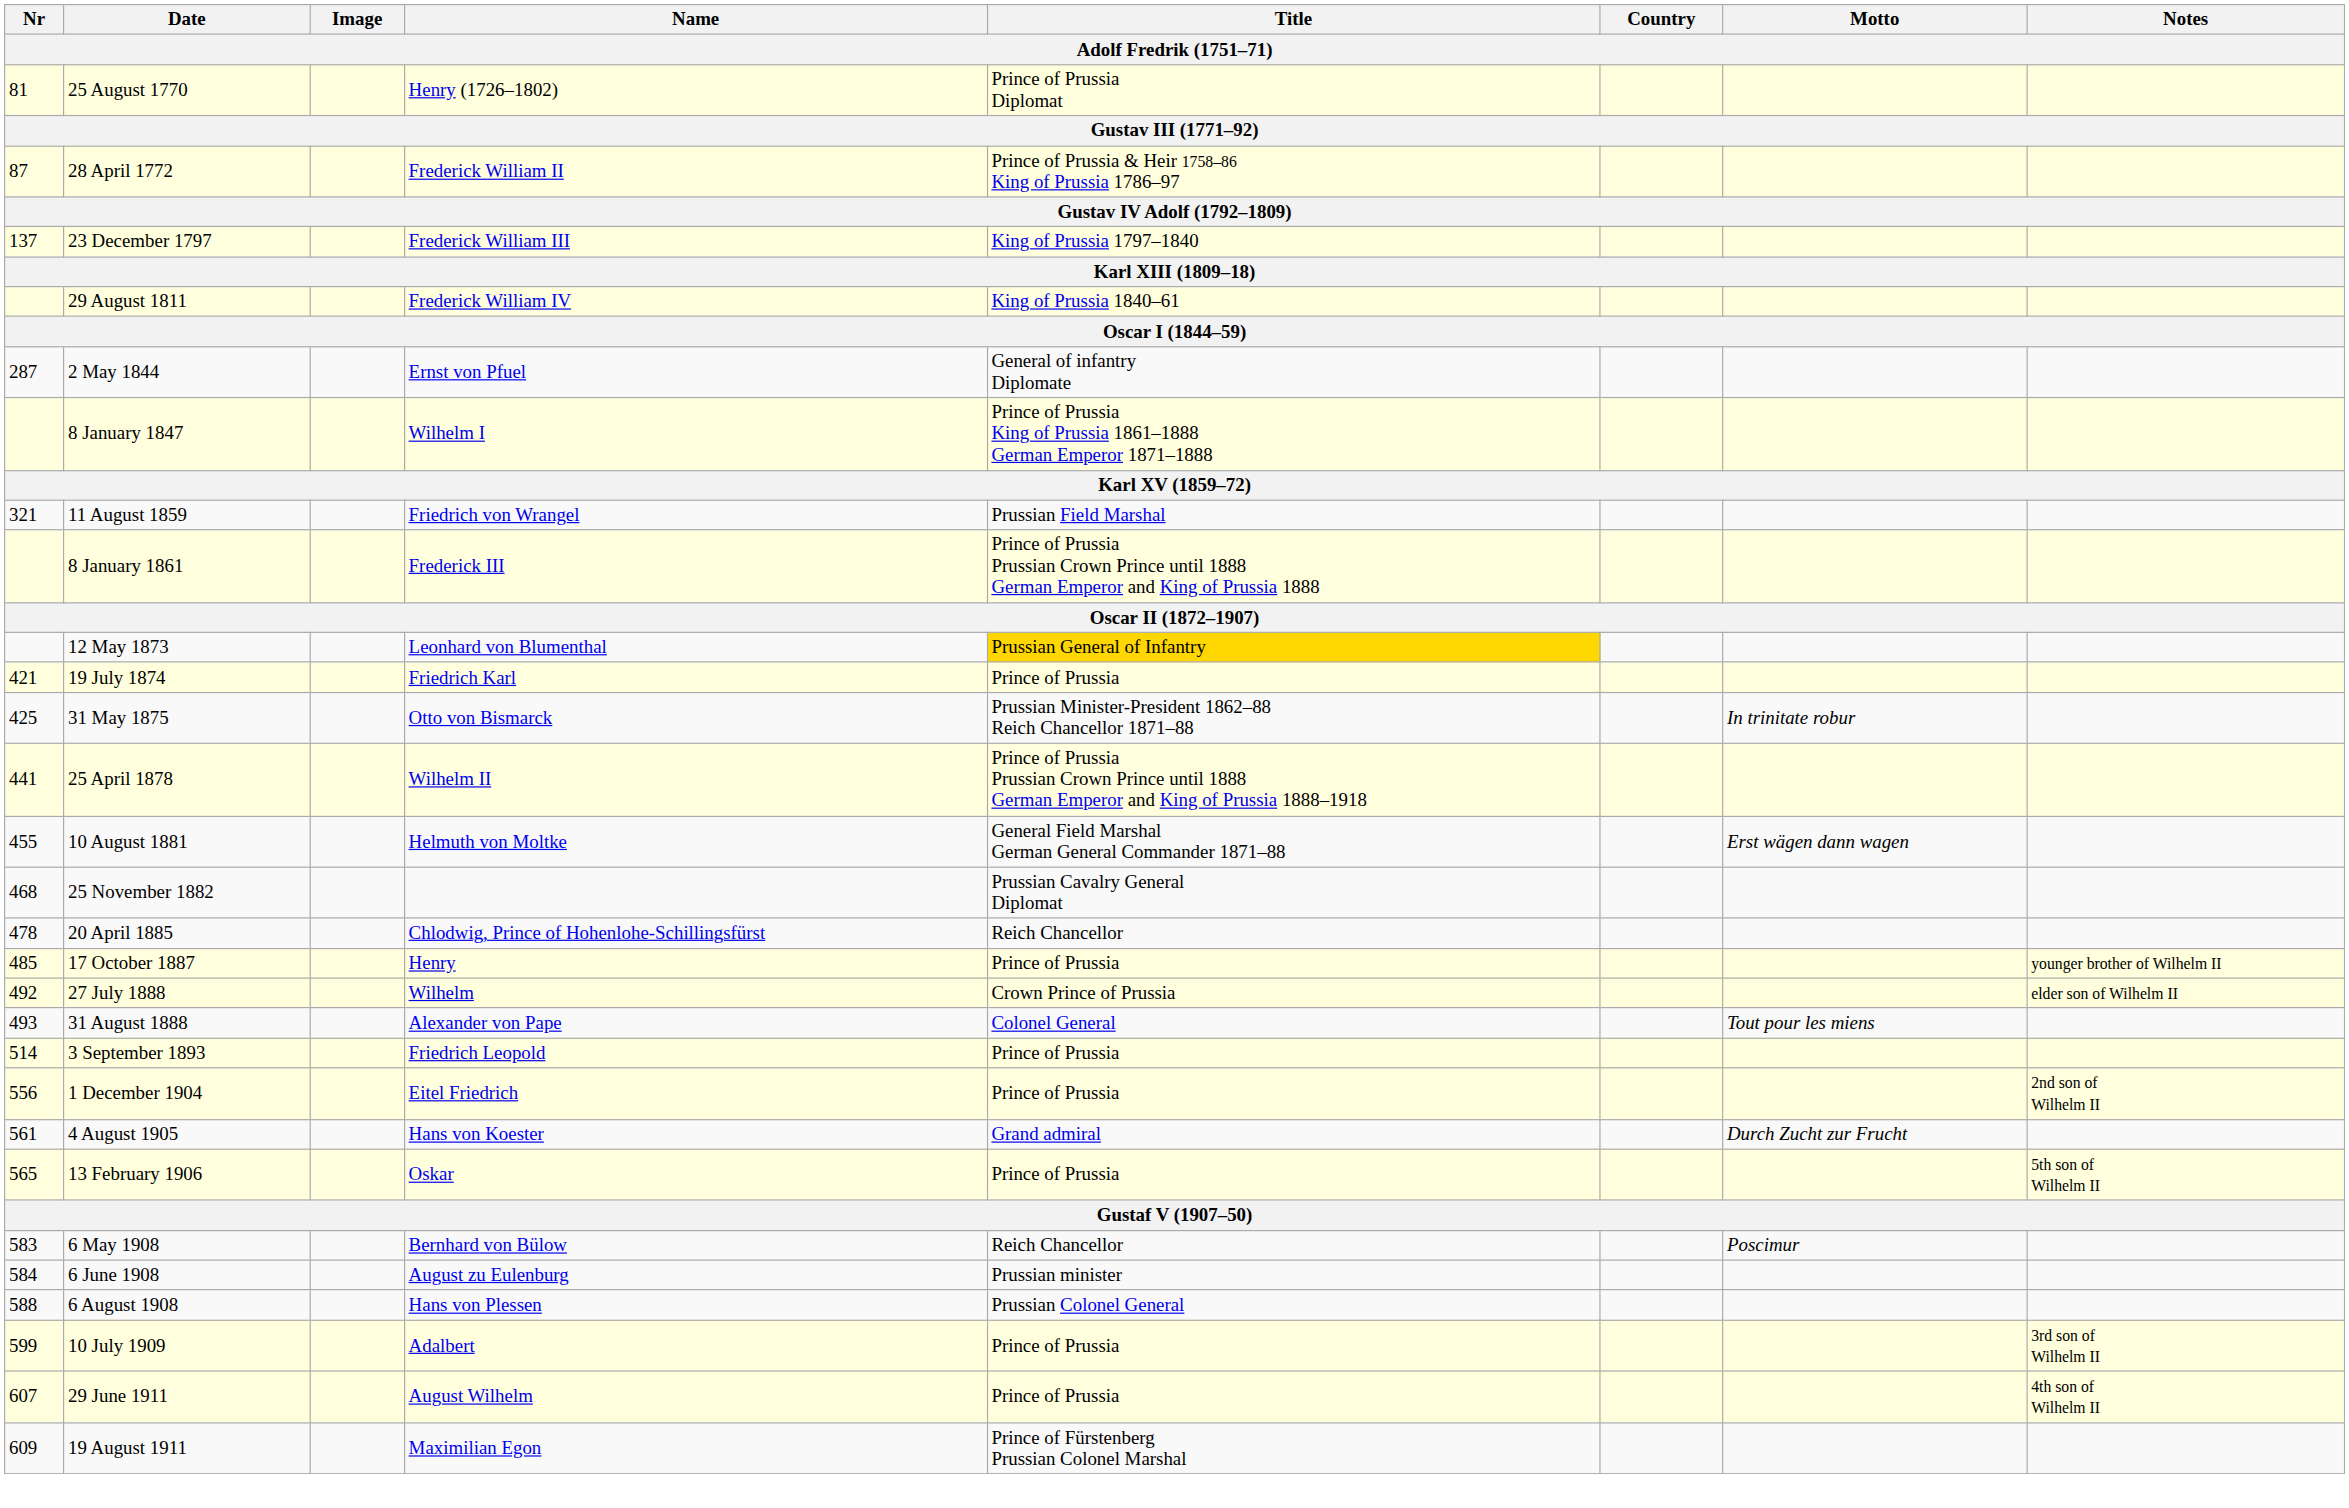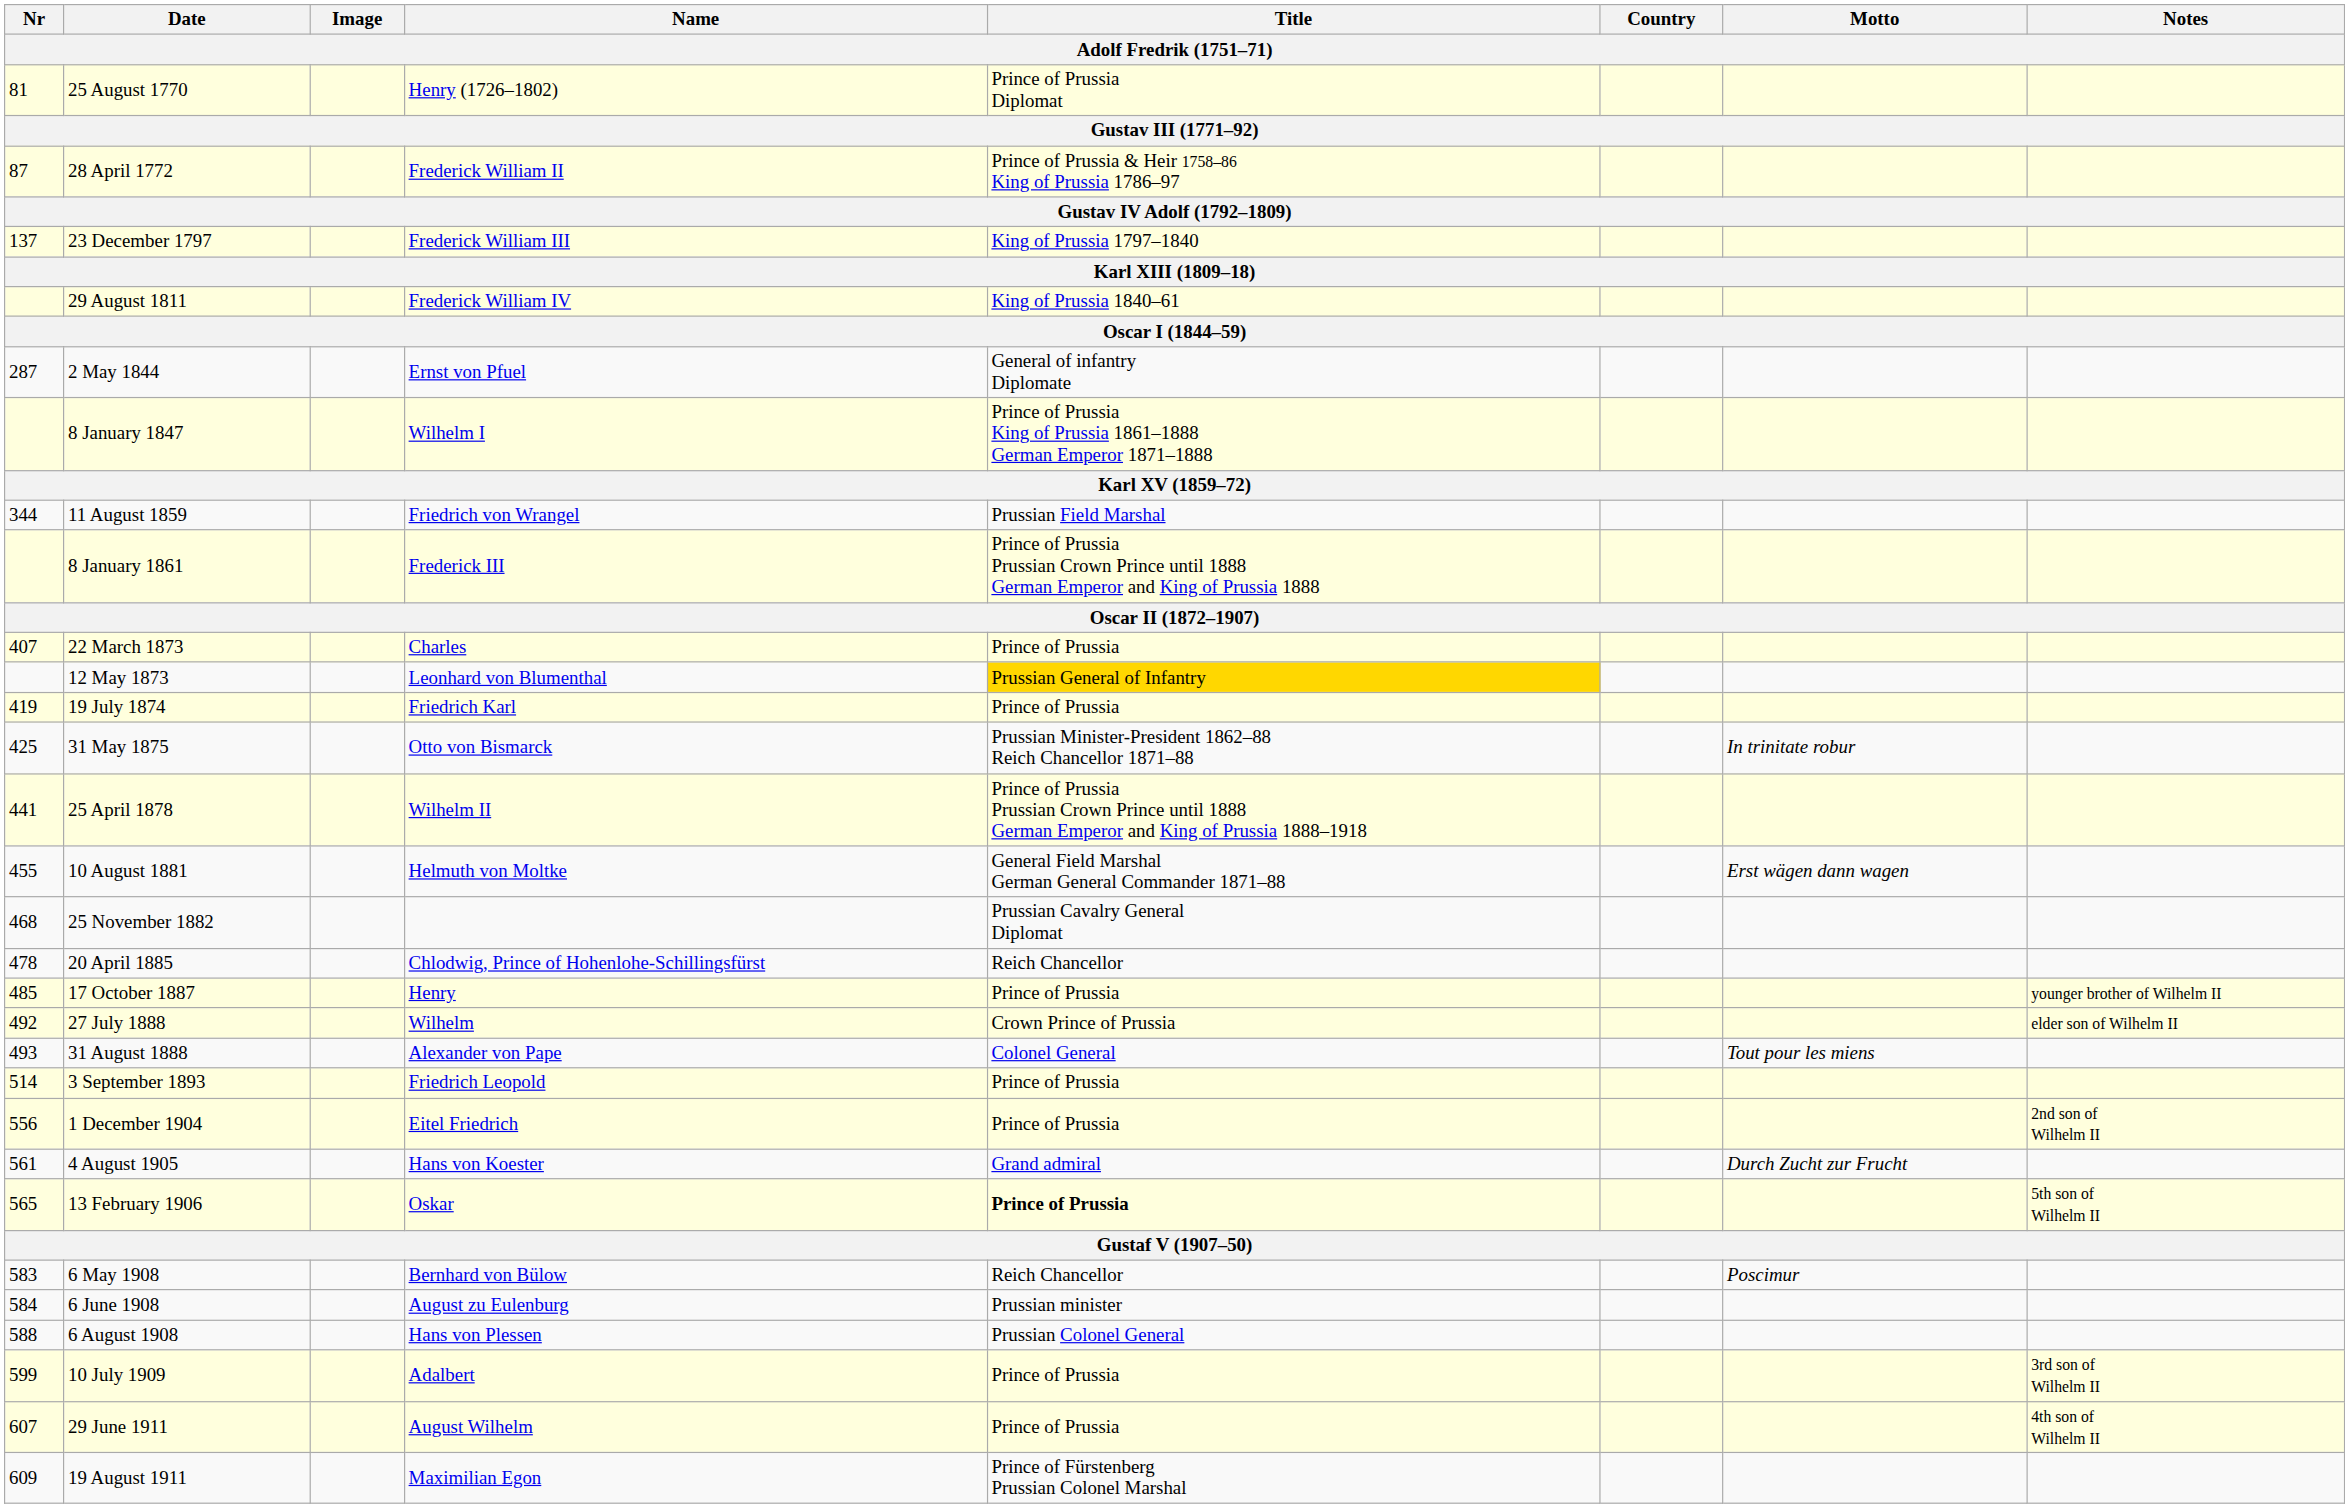(23, 514) 321 -> (23, 514) 344
+ row: (126, 647)
(23, 677) 421 -> (23, 707) 419
(1055, 1174) normal -> (1060, 1204) bold
